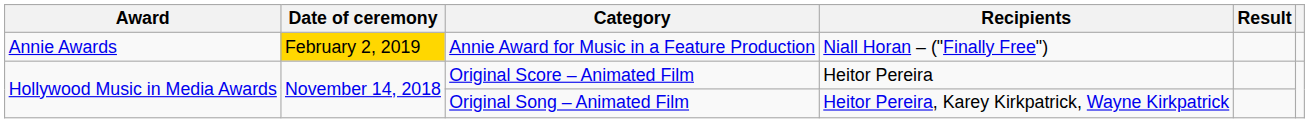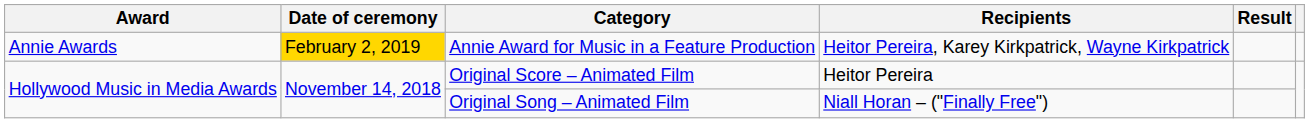(936, 46) Niall Horan – ("Finally Free") -> (1026, 46) Heitor Pereira, Karey Kirkpatrick, Wayne Kirkpatrick
(1026, 103) Heitor Pereira, Karey Kirkpatrick, Wayne Kirkpatrick -> (936, 103) Niall Horan – ("Finally Free")
